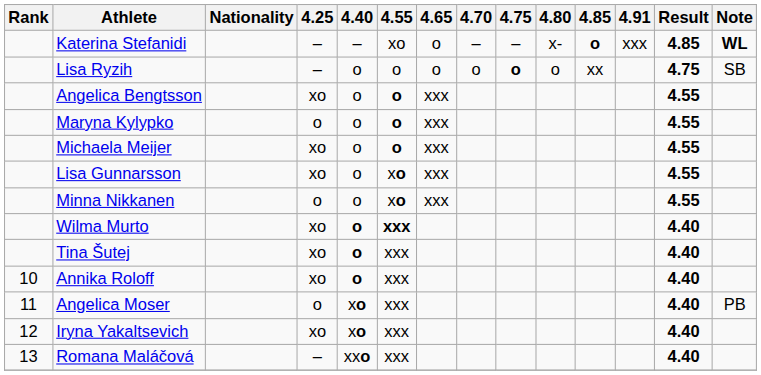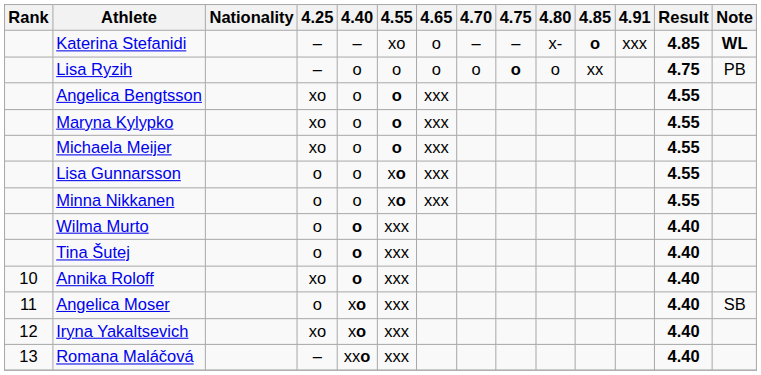(735, 69) SB -> (735, 69) PB
(317, 122) o -> (317, 122) xo
(317, 174) xo -> (317, 174) o
(317, 226) xo -> (317, 226) o
(397, 226) bold -> (397, 226) normal
(317, 252) xo -> (317, 252) o
(735, 305) PB -> (735, 305) SB
